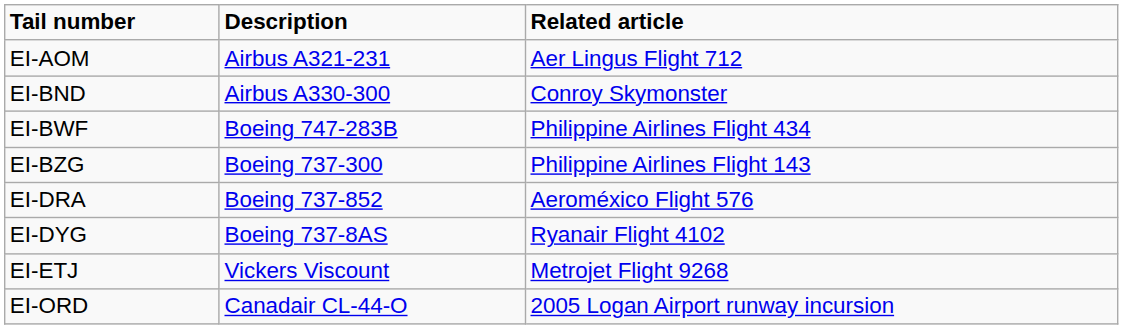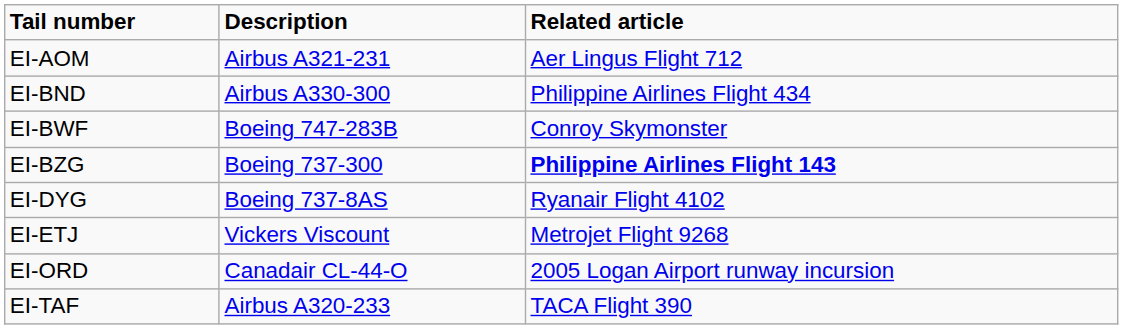(629, 93) Conroy Skymonster -> (671, 93) Philippine Airlines Flight 434
(671, 128) Philippine Airlines Flight 434 -> (629, 128) Conroy Skymonster
(671, 164) normal -> (683, 164) bold
- row: (48, 199)
+ row: (45, 306)
